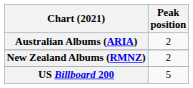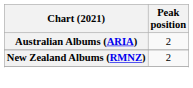- row: (76, 74)
